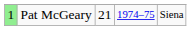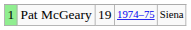(105, 15) 21 -> (105, 15) 19
